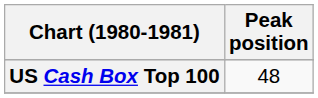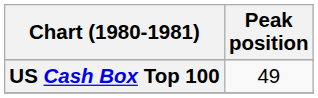(269, 76) 48 -> (269, 76) 49
